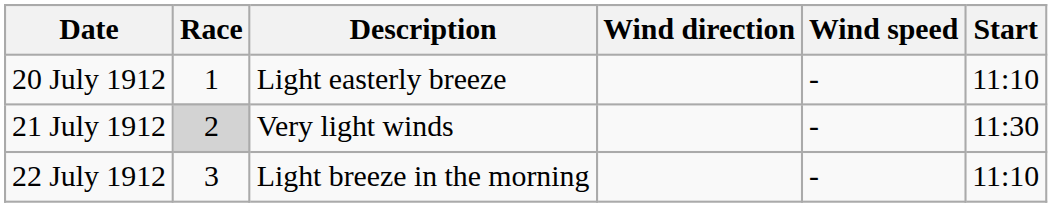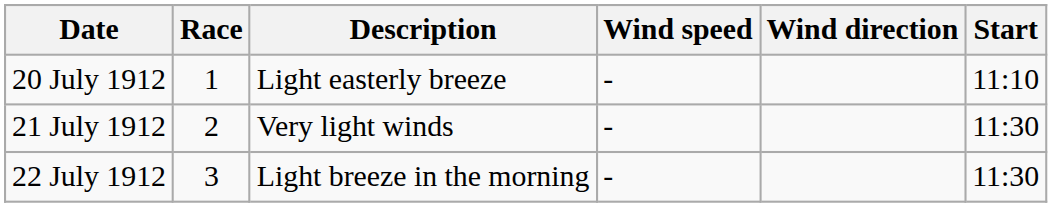columns swapped: (884, 29) <-> (699, 29)
(211, 127) lightgrey background -> (211, 127) no background
(1006, 176) 11:10 -> (1006, 176) 11:30
